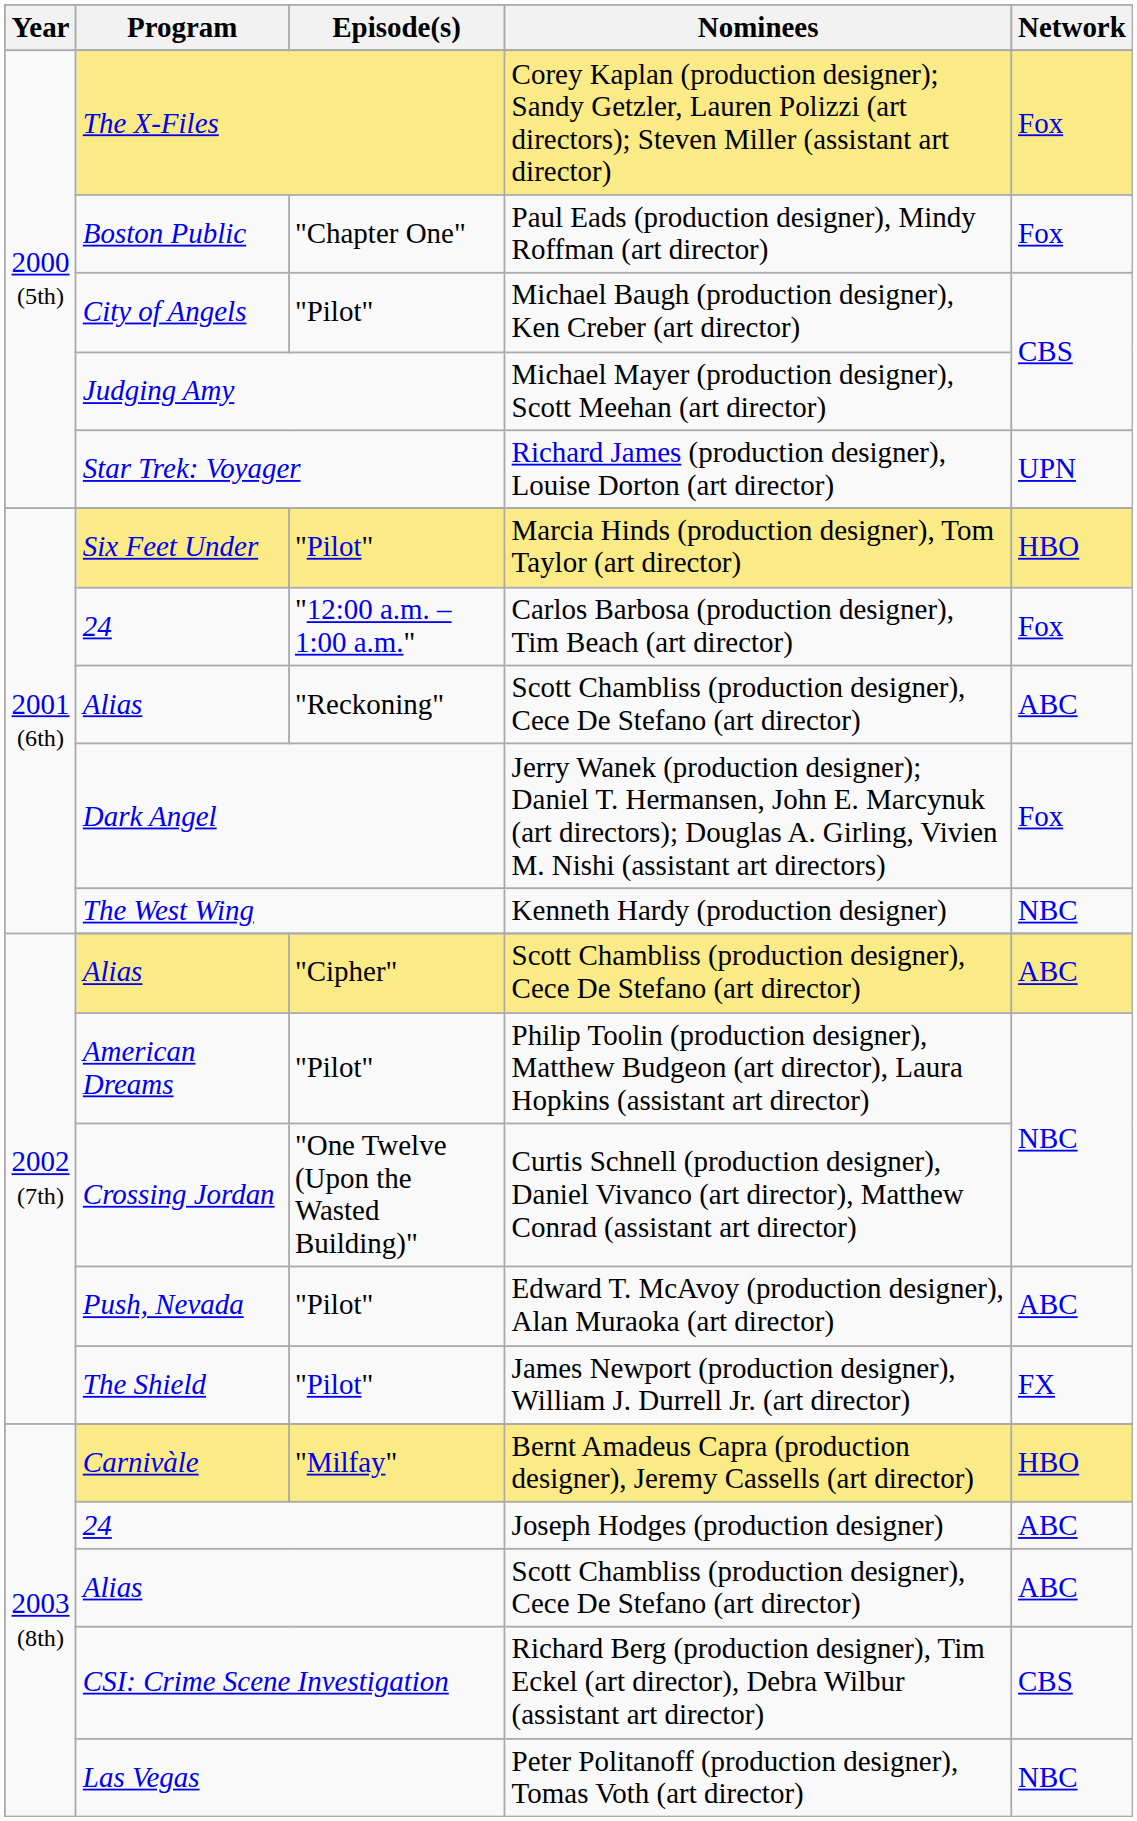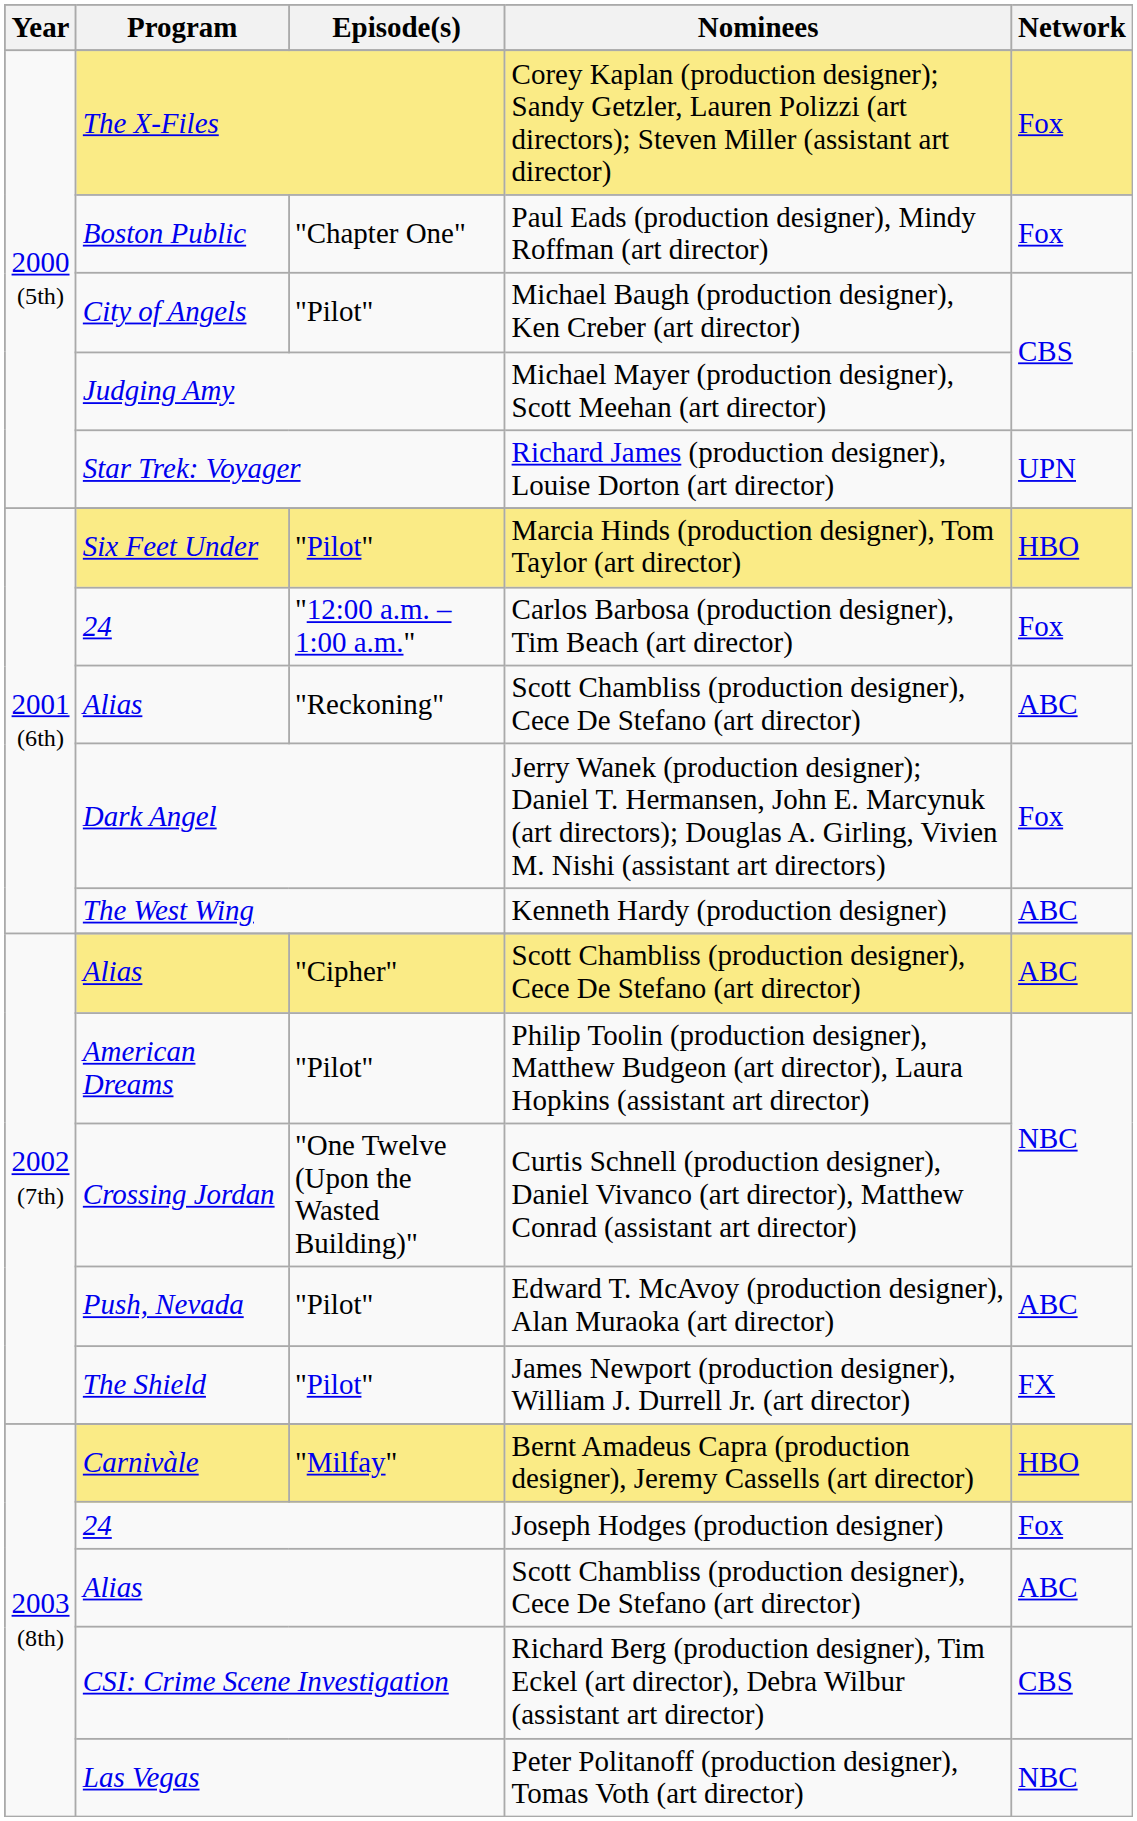(1048, 910) NBC -> (1048, 910) ABC
(1048, 1525) ABC -> (1041, 1525) Fox
